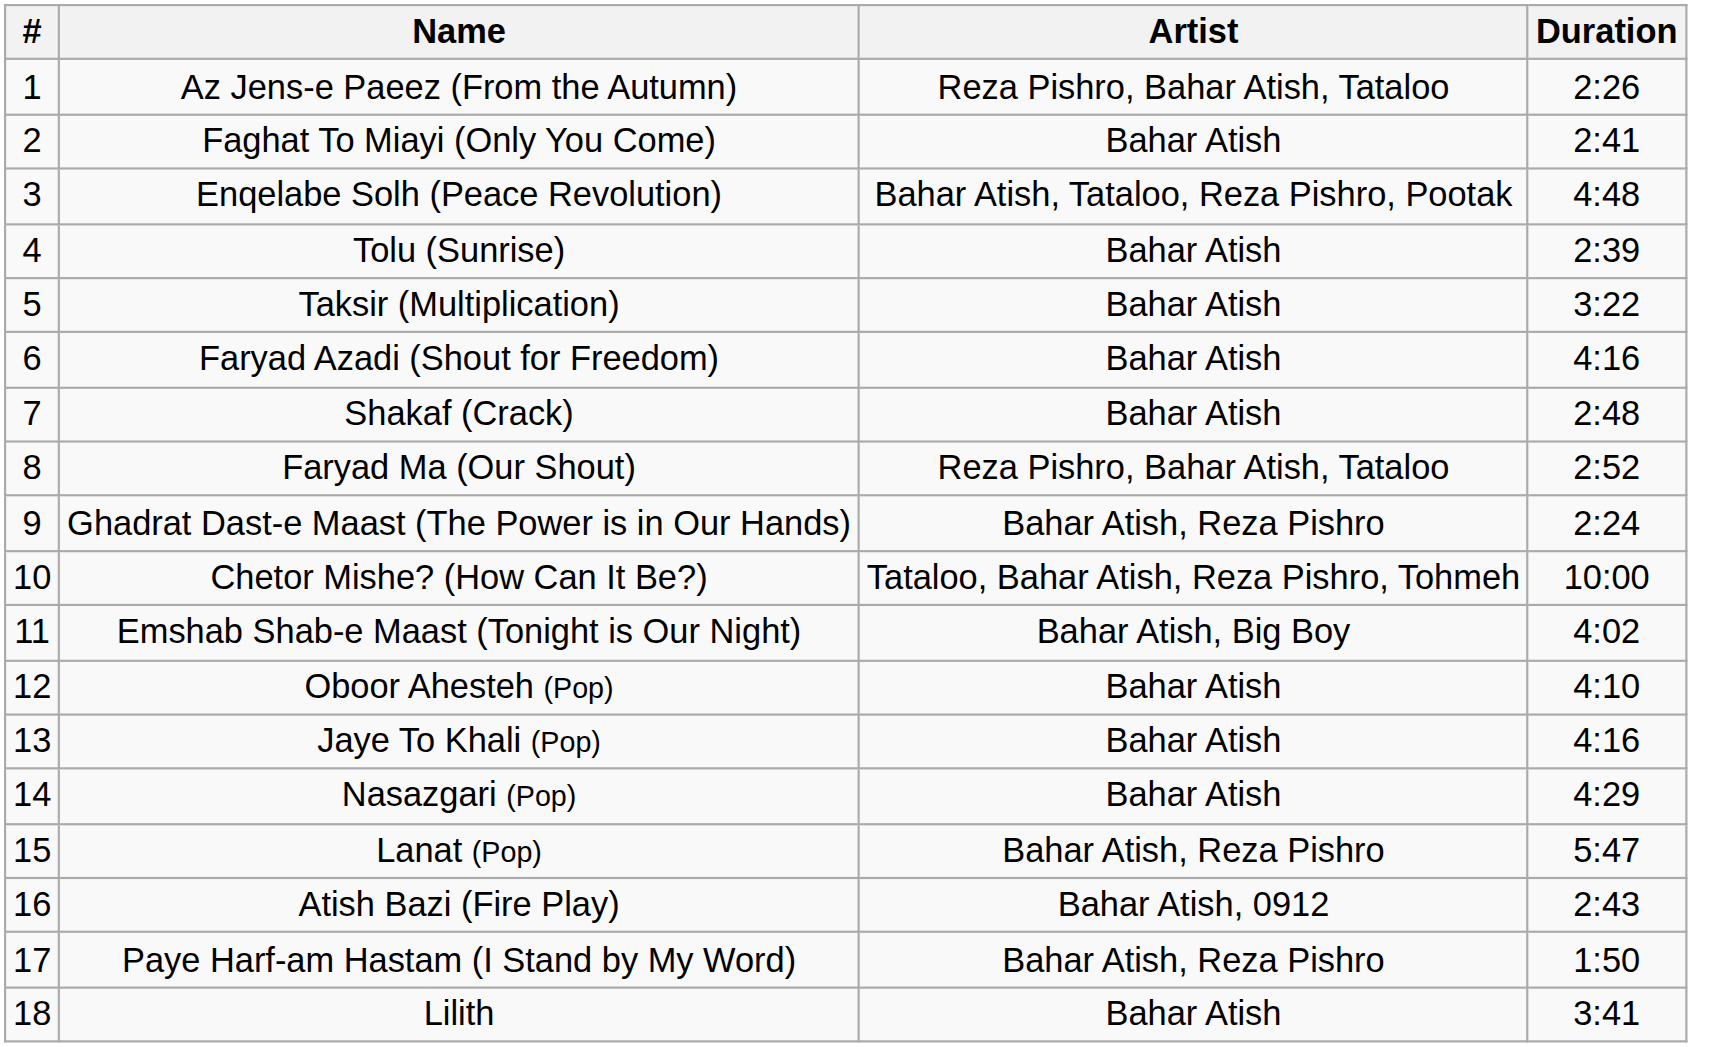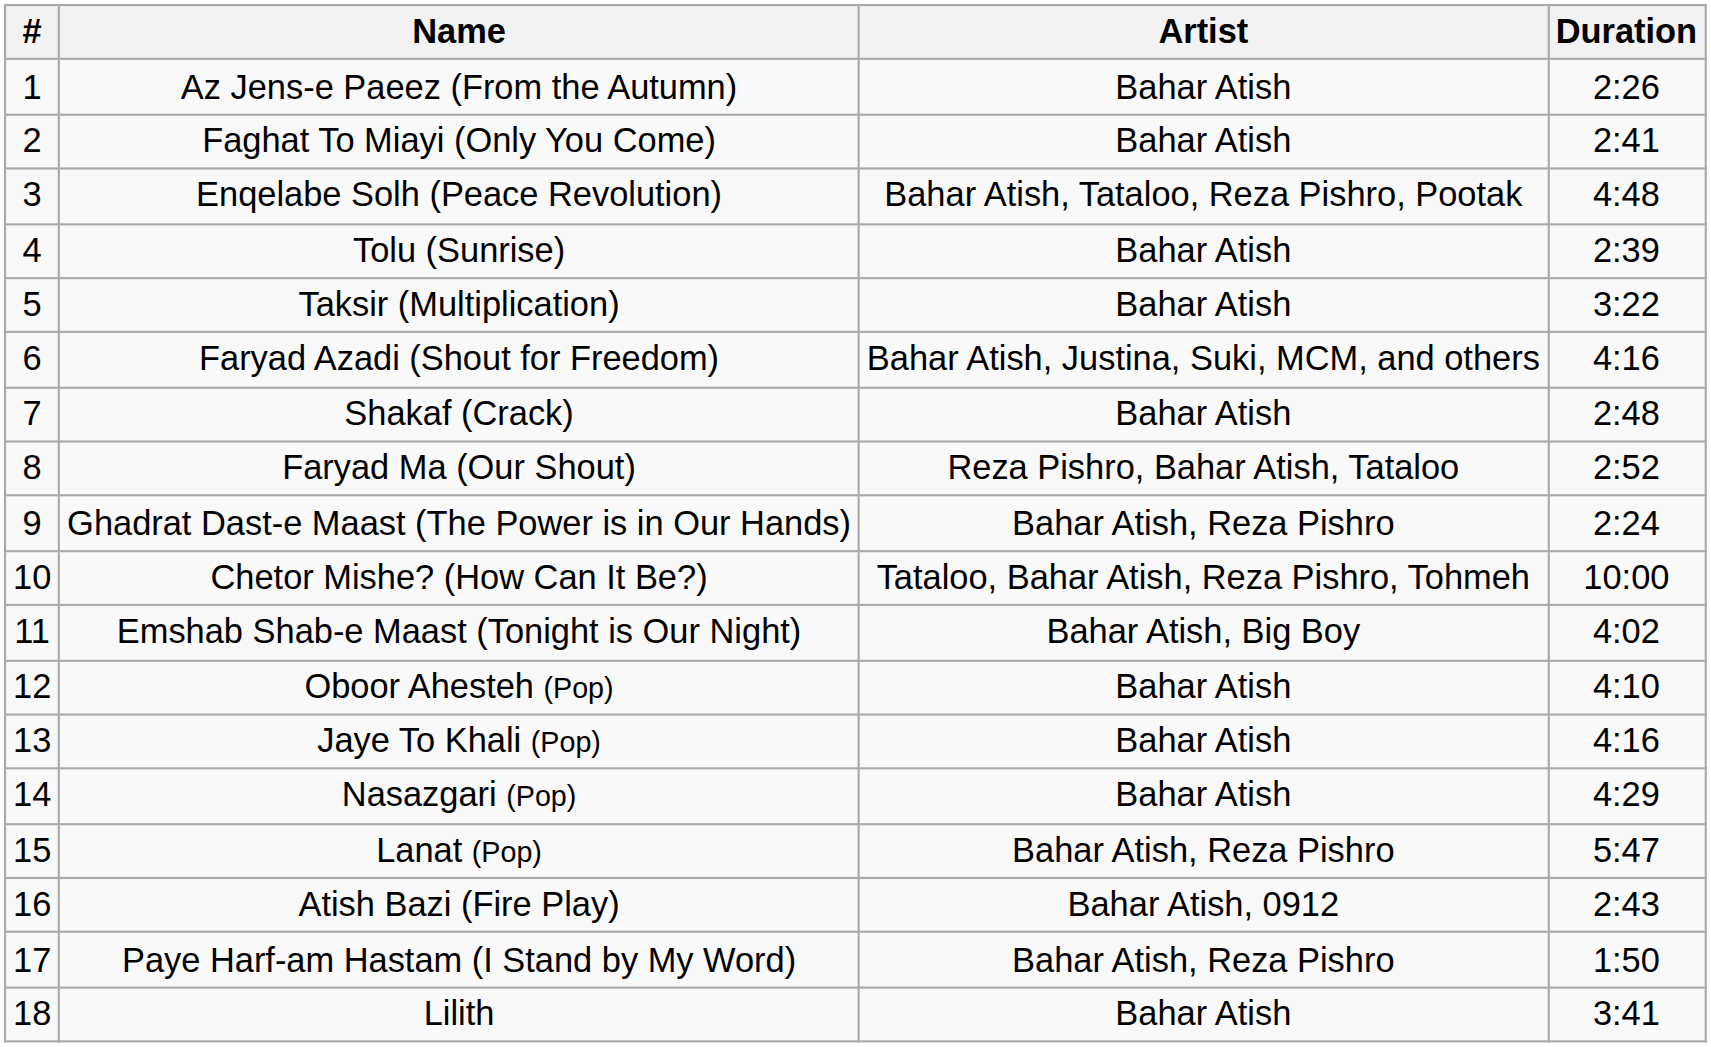(1193, 86) Reza Pishro, Bahar Atish, Tataloo -> (1203, 86) Bahar Atish
(1193, 359) Bahar Atish -> (1203, 359) Bahar Atish, Justina, Suki, MCM, and others
